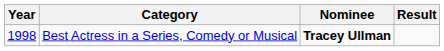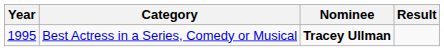(22, 35) 1998 -> (22, 35) 1995
